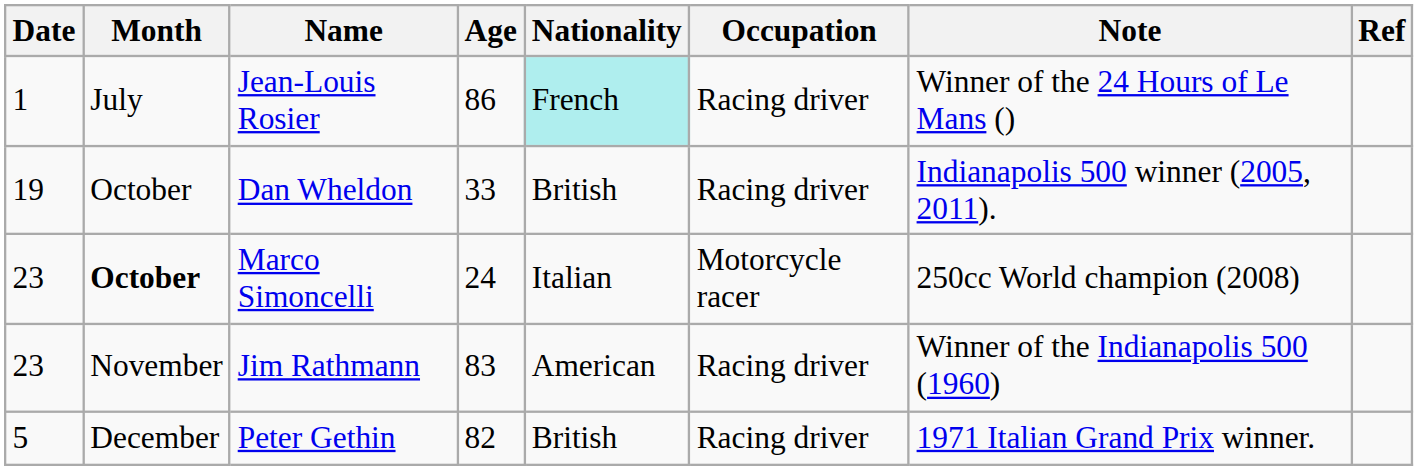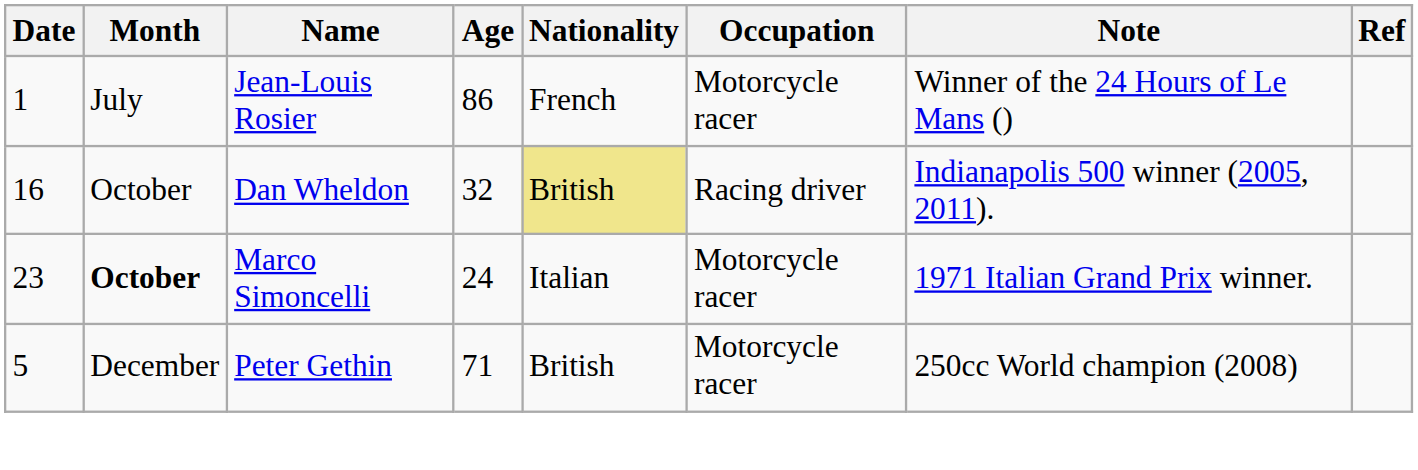(575, 100) paleturquoise background -> (573, 100) no background
(783, 100) Racing driver -> (766, 100) Motorcycle racer
(28, 189) 19 -> (28, 189) 16
(480, 189) 33 -> (478, 189) 32
(575, 189) no background -> (572, 189) khaki background
(1108, 277) 250cc World champion (2008) -> (1114, 277) 1971 Italian Grand Prix winner.
- row: (329, 366)
(480, 437) 82 -> (478, 366) 71
(783, 437) Racing driver -> (766, 366) Motorcycle racer
(1116, 437) 1971 Italian Grand Prix winner. -> (1106, 366) 250cc World champion (2008)
